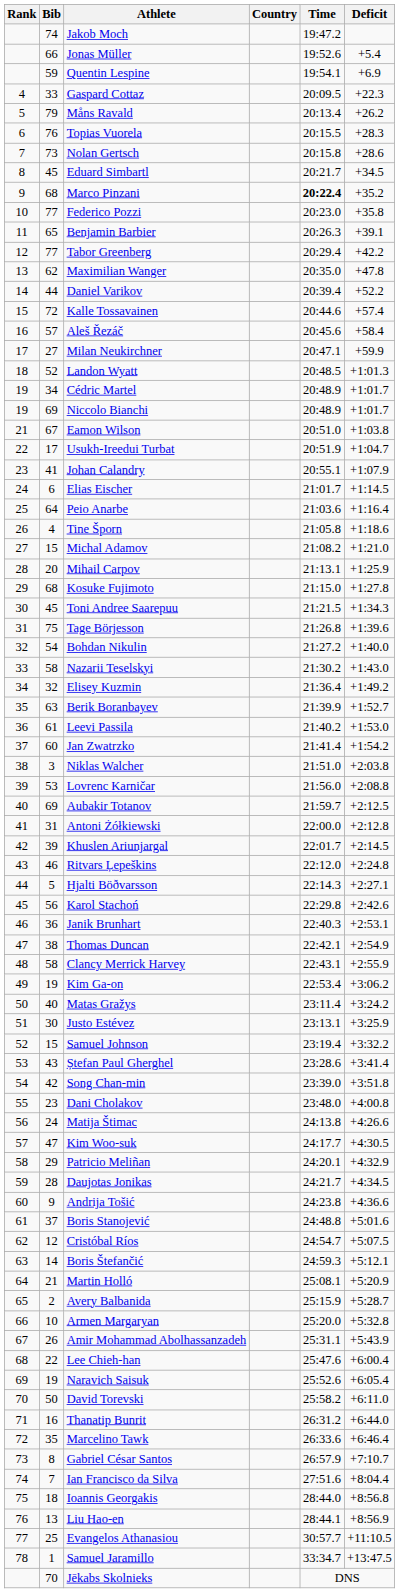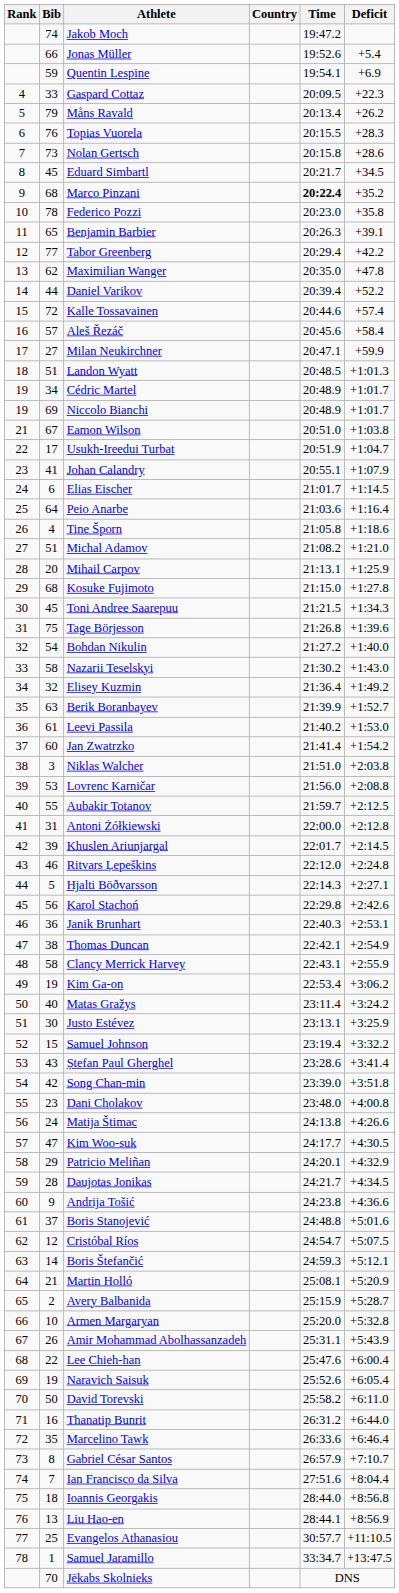(52, 212) 77 -> (52, 212) 78
(52, 370) 52 -> (52, 370) 51
(52, 548) 15 -> (52, 548) 51
(52, 806) 69 -> (52, 806) 55
